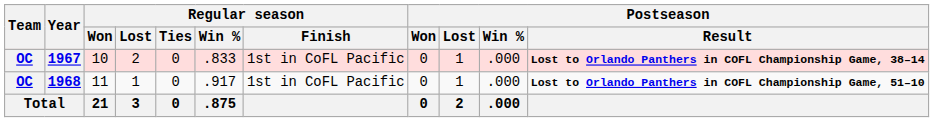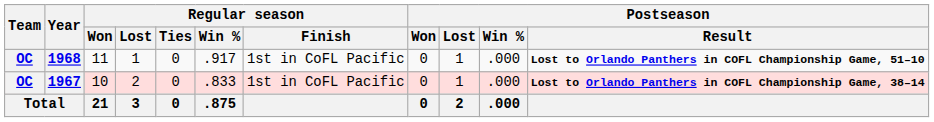rows swapped: (64, 61) <-> (64, 83)
